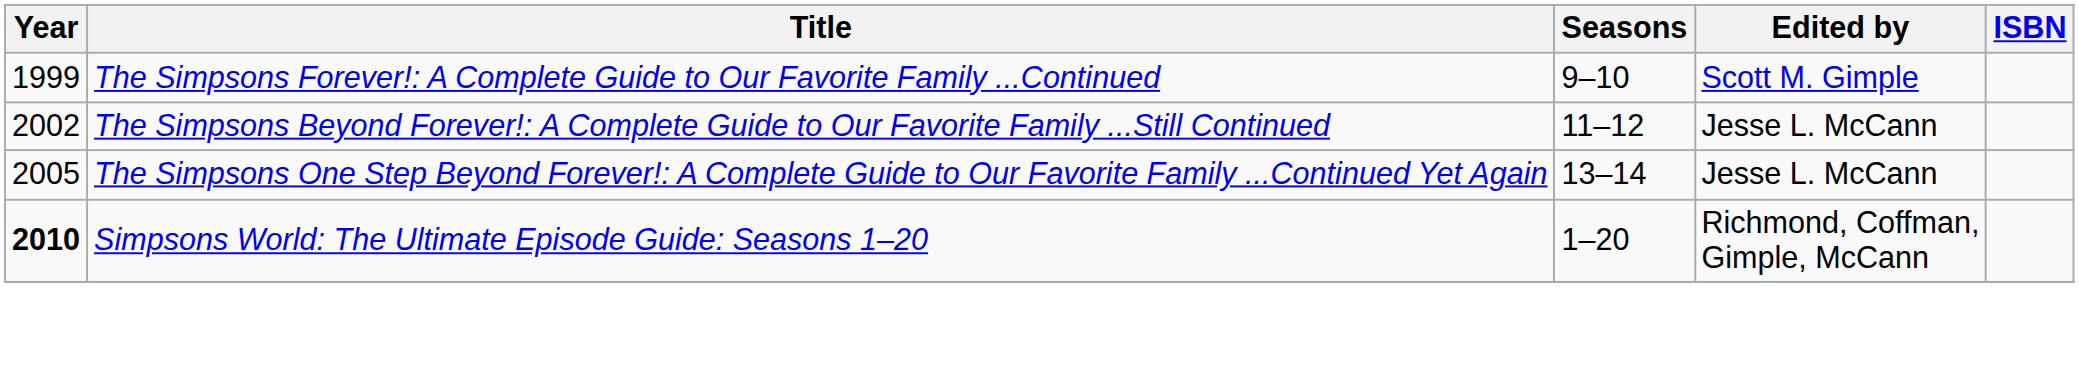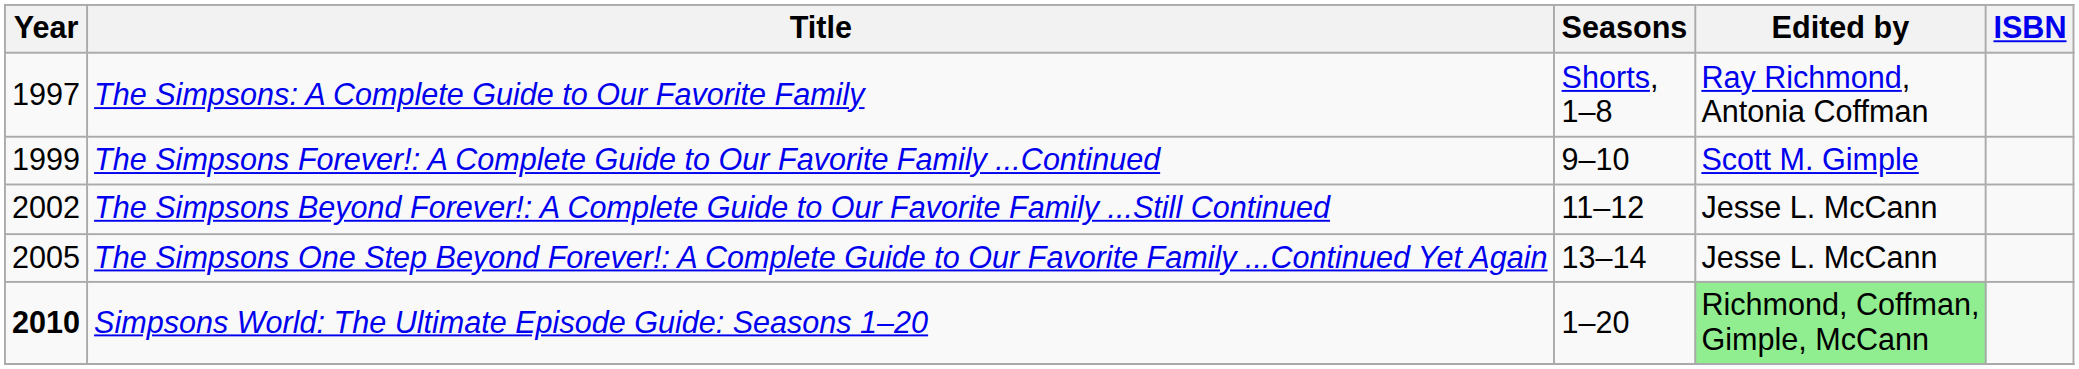+ row: (479, 94)
(1840, 239) no background -> (1840, 322) lightgreen background
